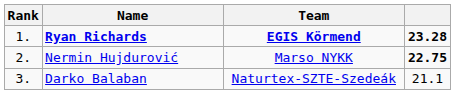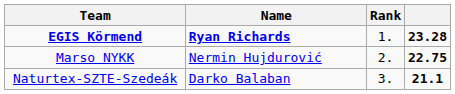columns swapped: (23, 15) <-> (314, 15)
(427, 79) normal -> (427, 79) bold
